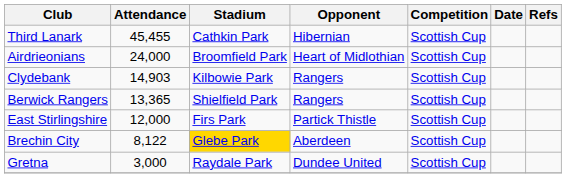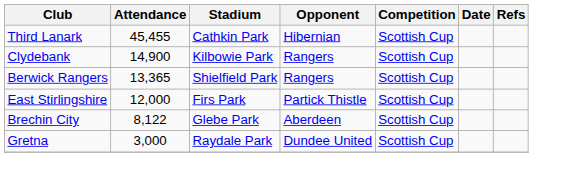- row: (46, 57)
(150, 78) 14,903 -> (150, 57) 14,900
(226, 141) gold background -> (226, 120) no background
